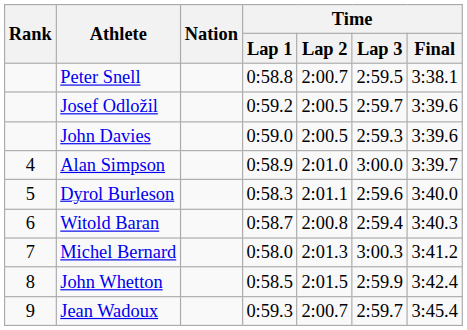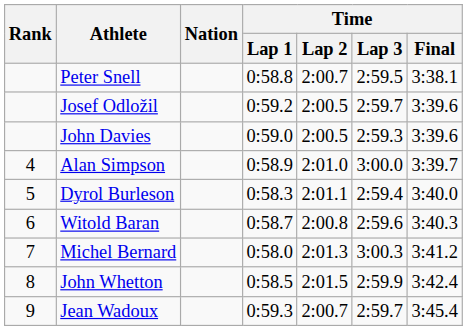(380, 194) 2:59.6 -> (380, 194) 2:59.4
(380, 223) 2:59.4 -> (380, 223) 2:59.6
